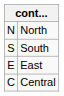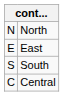rows swapped: (35, 47) <-> (31, 65)
